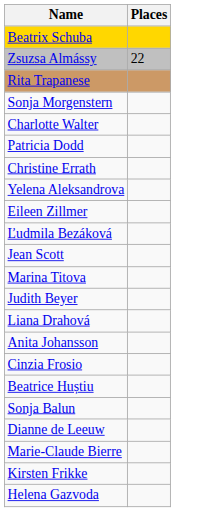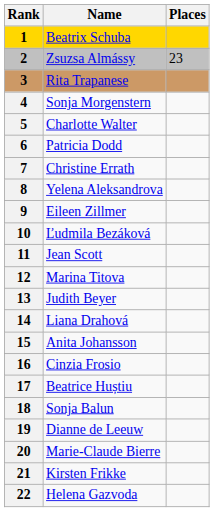+ column: (24, 15)
(138, 59) 22 -> (176, 59) 23
